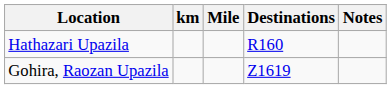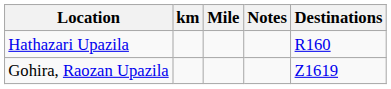columns swapped: (291, 17) <-> (363, 17)
